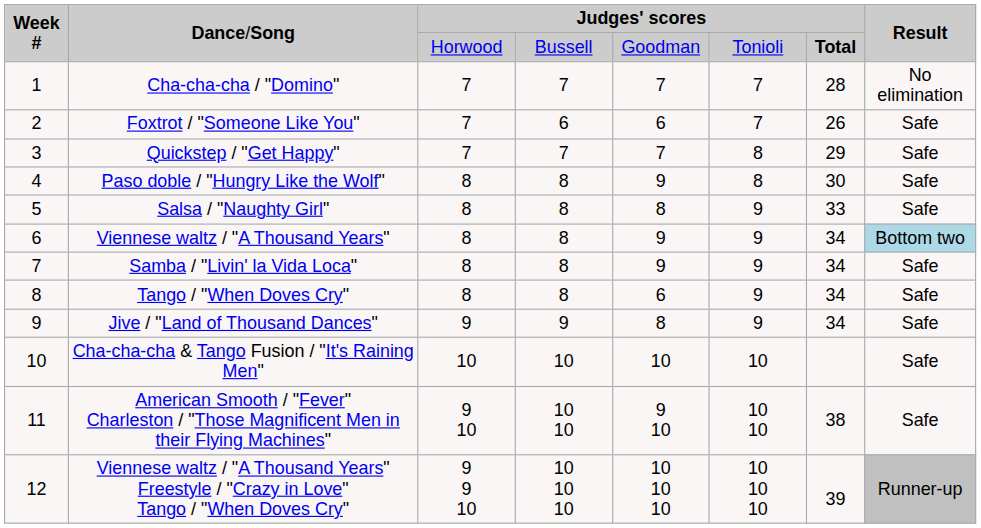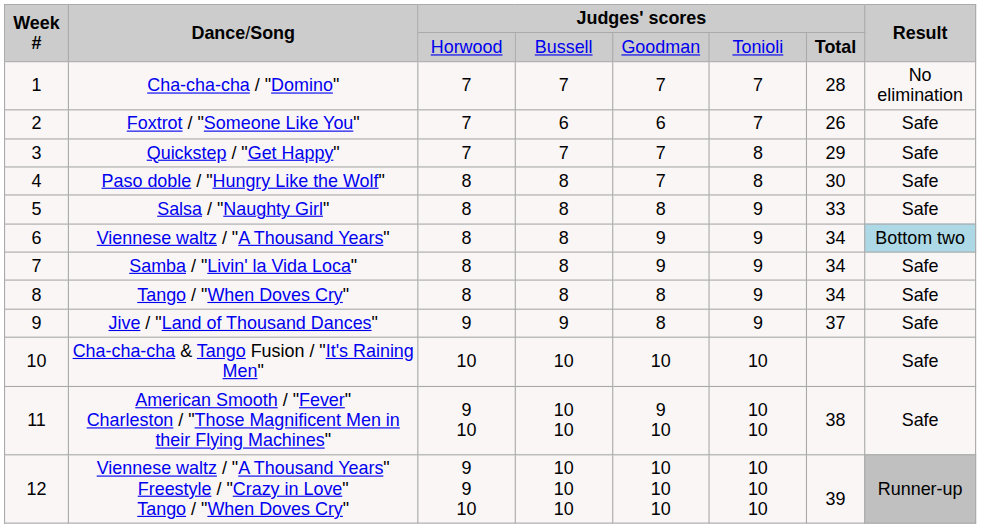(661, 180) 9 -> (661, 180) 7
(661, 294) 6 -> (661, 294) 8
(836, 323) 34 -> (836, 323) 37
